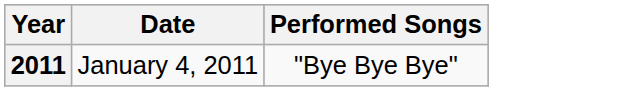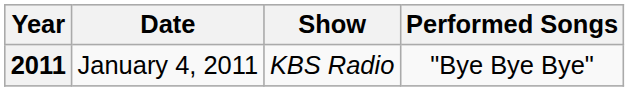+ column: (332, 24)
